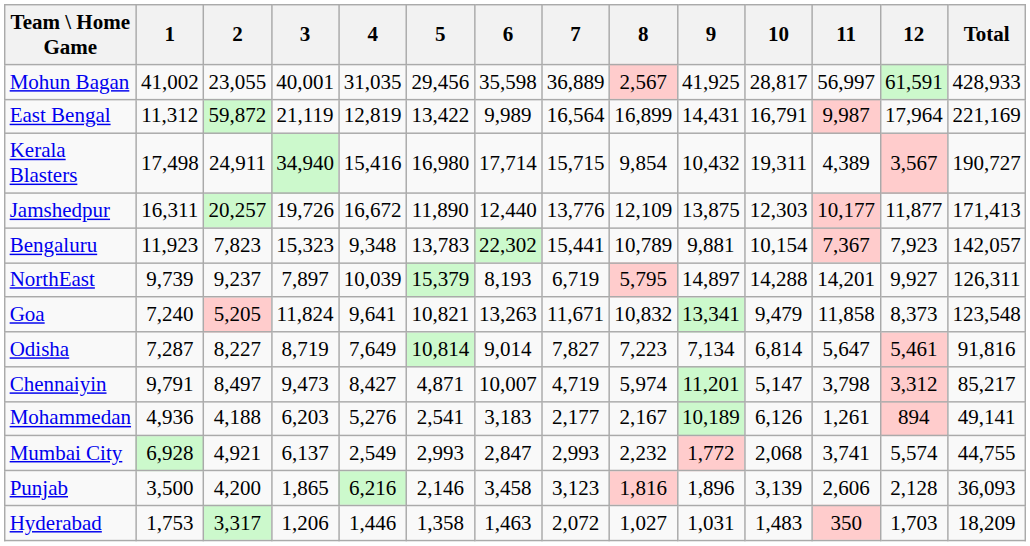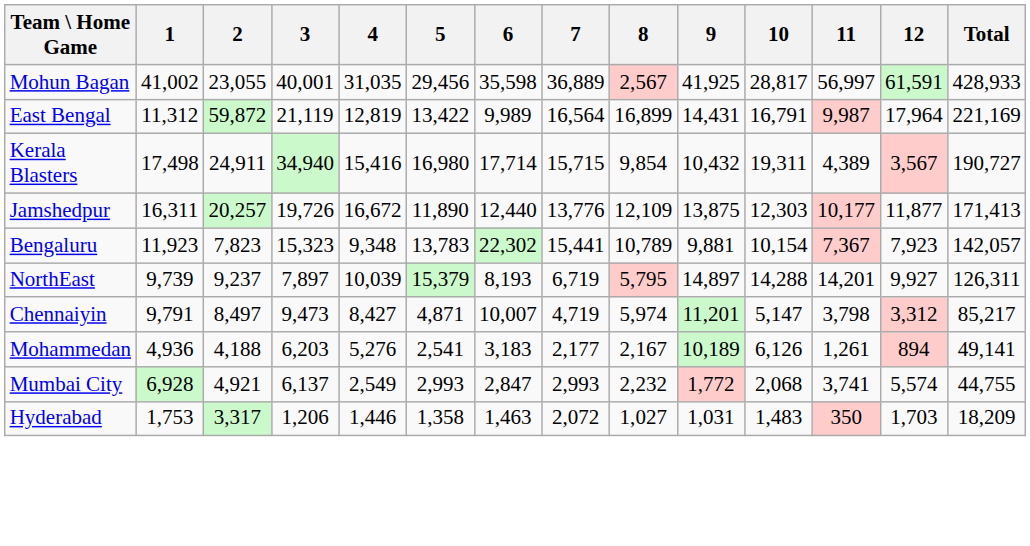- row: (27, 314)
- row: (39, 349)
- row: (39, 487)
